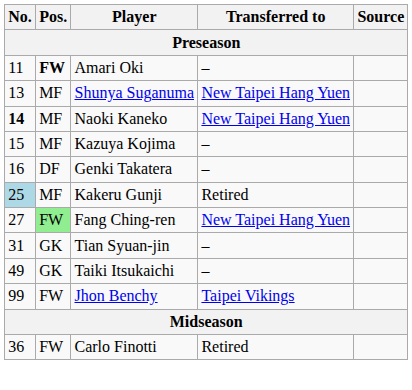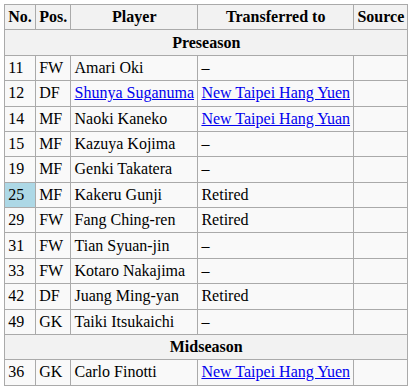(52, 67) bold -> (51, 67) normal
(16, 93) 13 -> (16, 93) 12
(51, 93) MF -> (49, 93) DF
(16, 118) bold -> (16, 118) normal
(276, 118) New Taipei Hang Yuen -> (276, 118) New Taipei Hang Yuan
(16, 169) 16 -> (16, 169) 19
(49, 169) DF -> (51, 169) MF
(16, 220) 27 -> (16, 220) 29
(51, 220) lightgreen background -> (51, 220) no background
(276, 220) New Taipei Hang Yuen -> (225, 220) Retired
(51, 245) GK -> (51, 245) FW
+ row: (130, 270)
+ row: (127, 296)
- row: (116, 296)
(51, 347) FW -> (51, 372) GK
(225, 347) Retired -> (276, 372) New Taipei Hang Yuen
